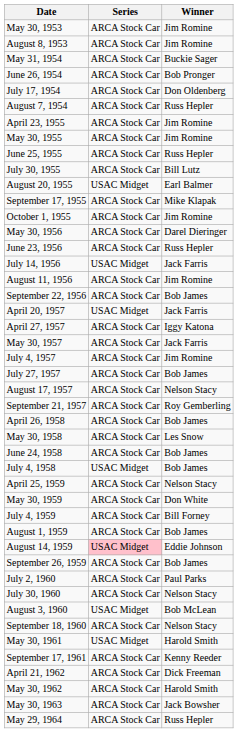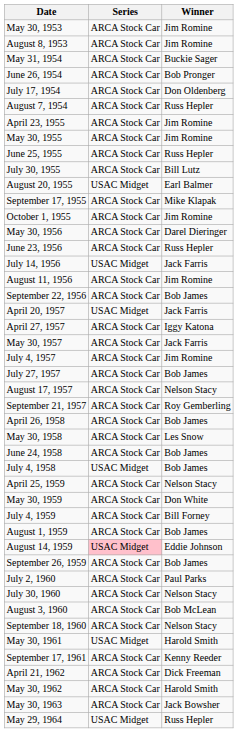(120, 610) USAC Midget -> (125, 610) ARCA Stock Car
(125, 720) ARCA Stock Car -> (120, 720) USAC Midget
